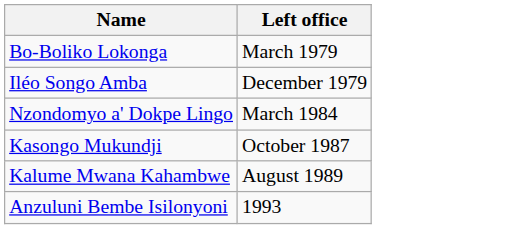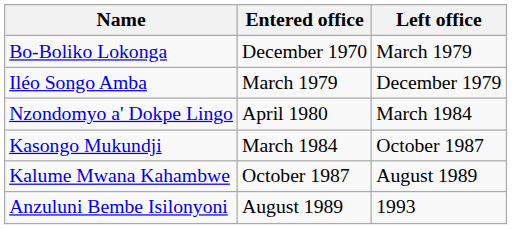+ column: (305, 20)
